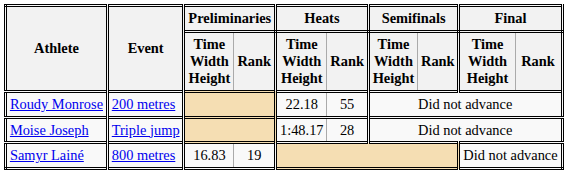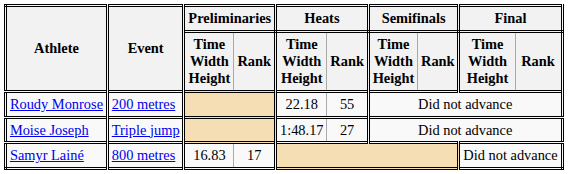(347, 130) 28 -> (347, 130) 27
(254, 155) 19 -> (254, 155) 17
